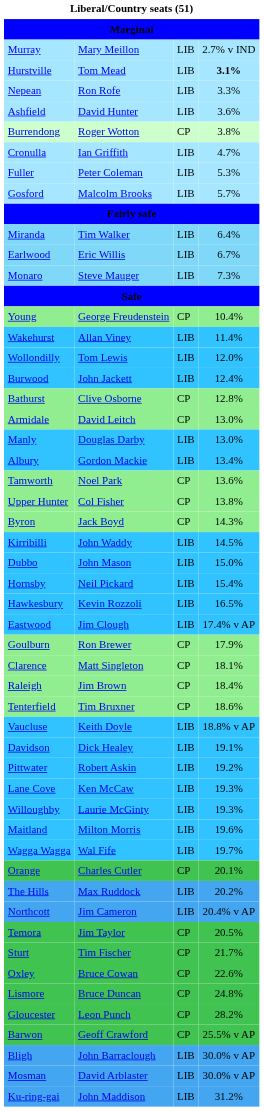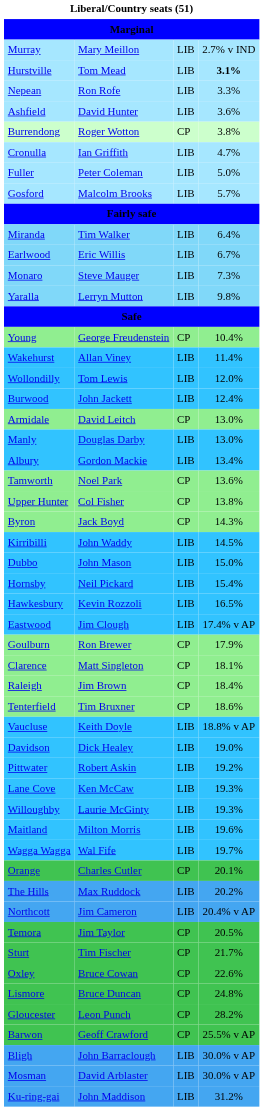(229, 172) 5.3% -> (229, 172) 5.0%
+ row: (23, 296)
- row: (26, 398)
(229, 747) 19.1% -> (229, 747) 19.0%
